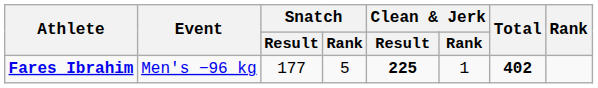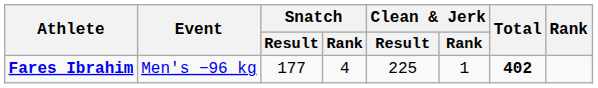(345, 69) 5 -> (345, 69) 4
(403, 69) bold -> (403, 69) normal
